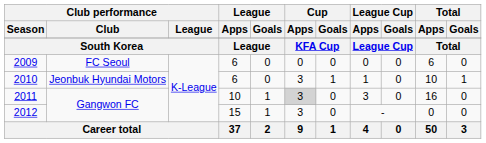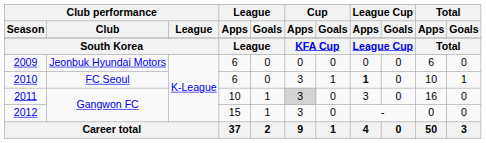(108, 63) FC Seoul -> (108, 63) Jeonbuk Hyundai Motors
(108, 79) Jeonbuk Hyundai Motors -> (108, 79) FC Seoul
(366, 79) normal -> (366, 79) bold
